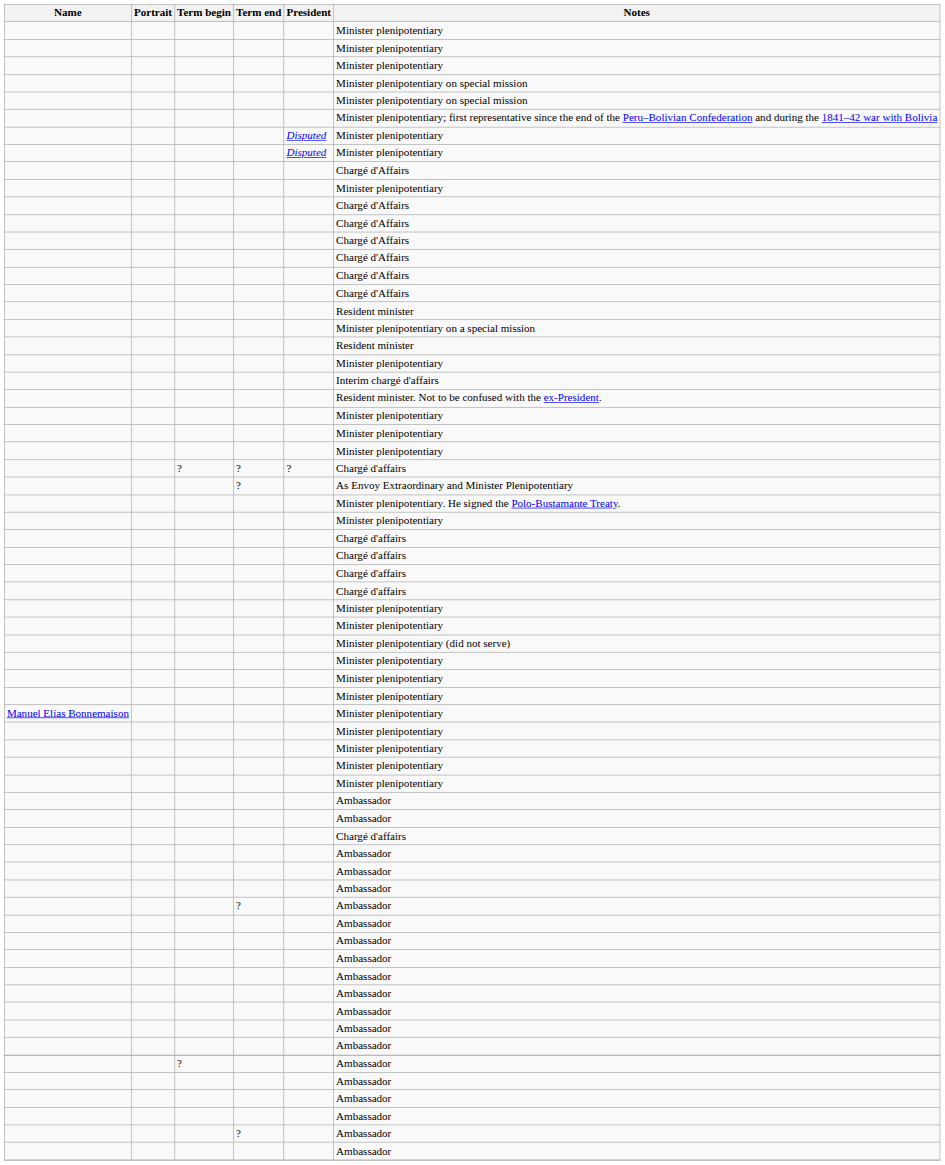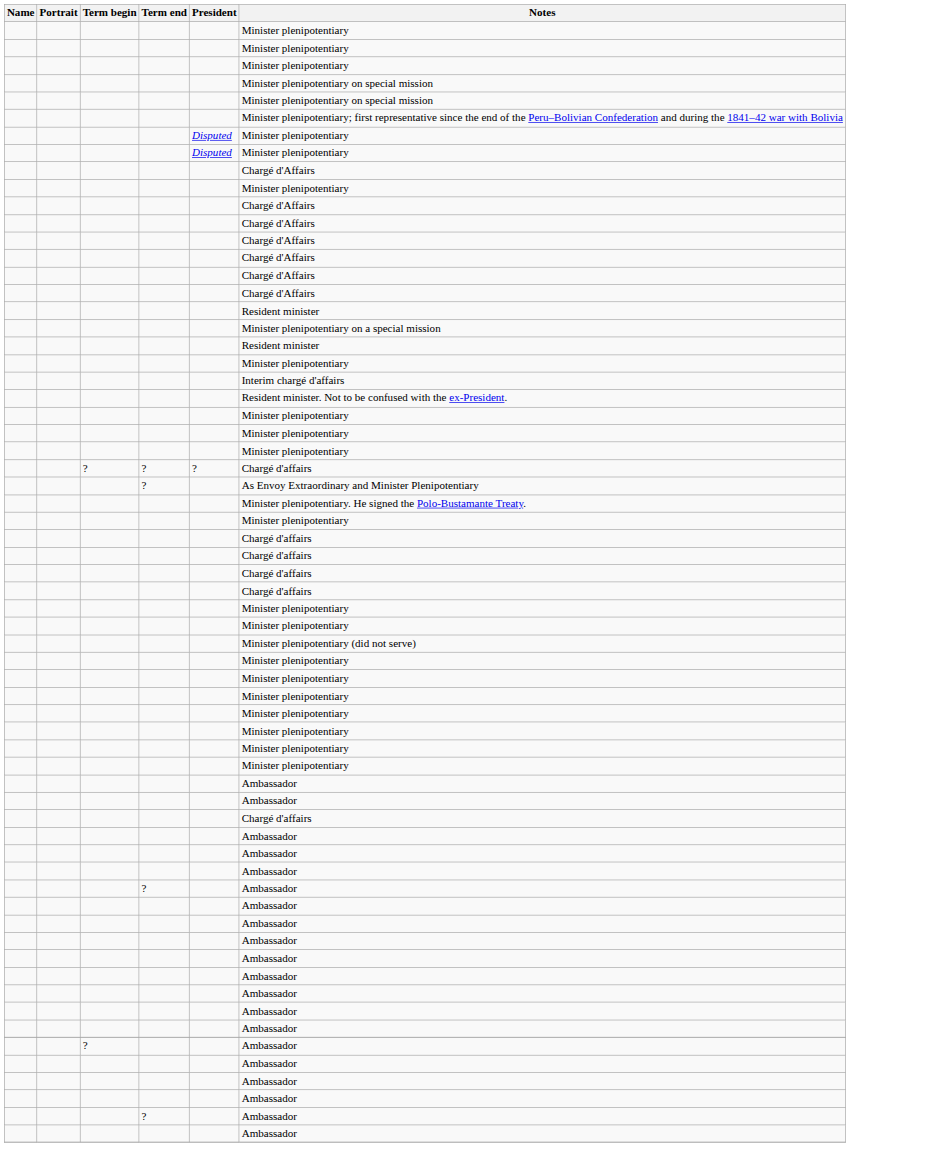- row: (68, 713)
